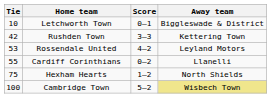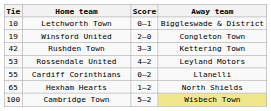+ row: (76, 36)
(13, 74) 75 -> (13, 87) 65
